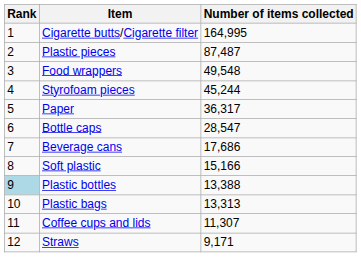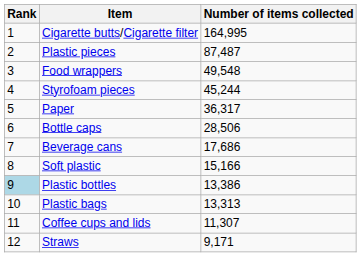(222, 128) 28,547 -> (222, 128) 28,506
(222, 185) 13,388 -> (222, 185) 13,386
